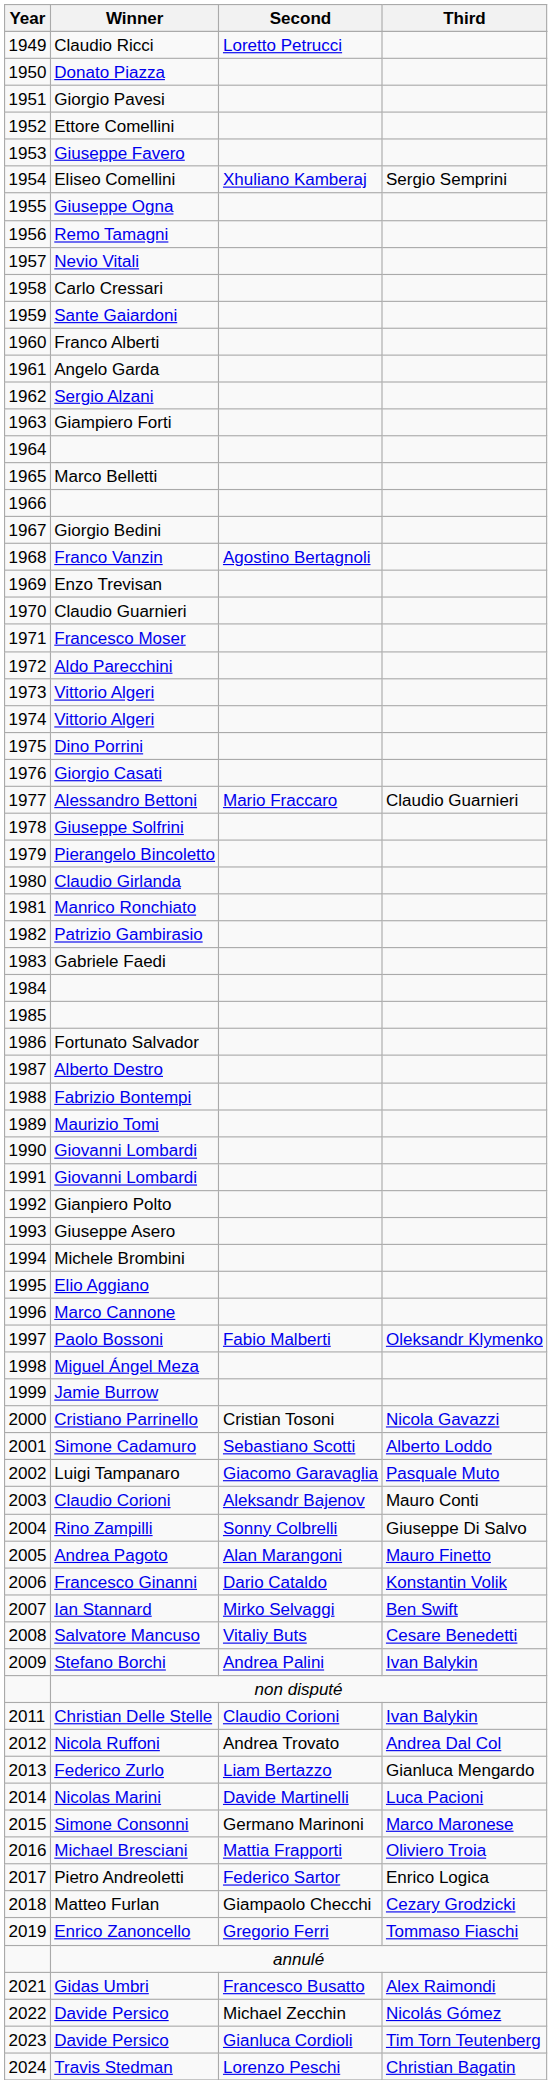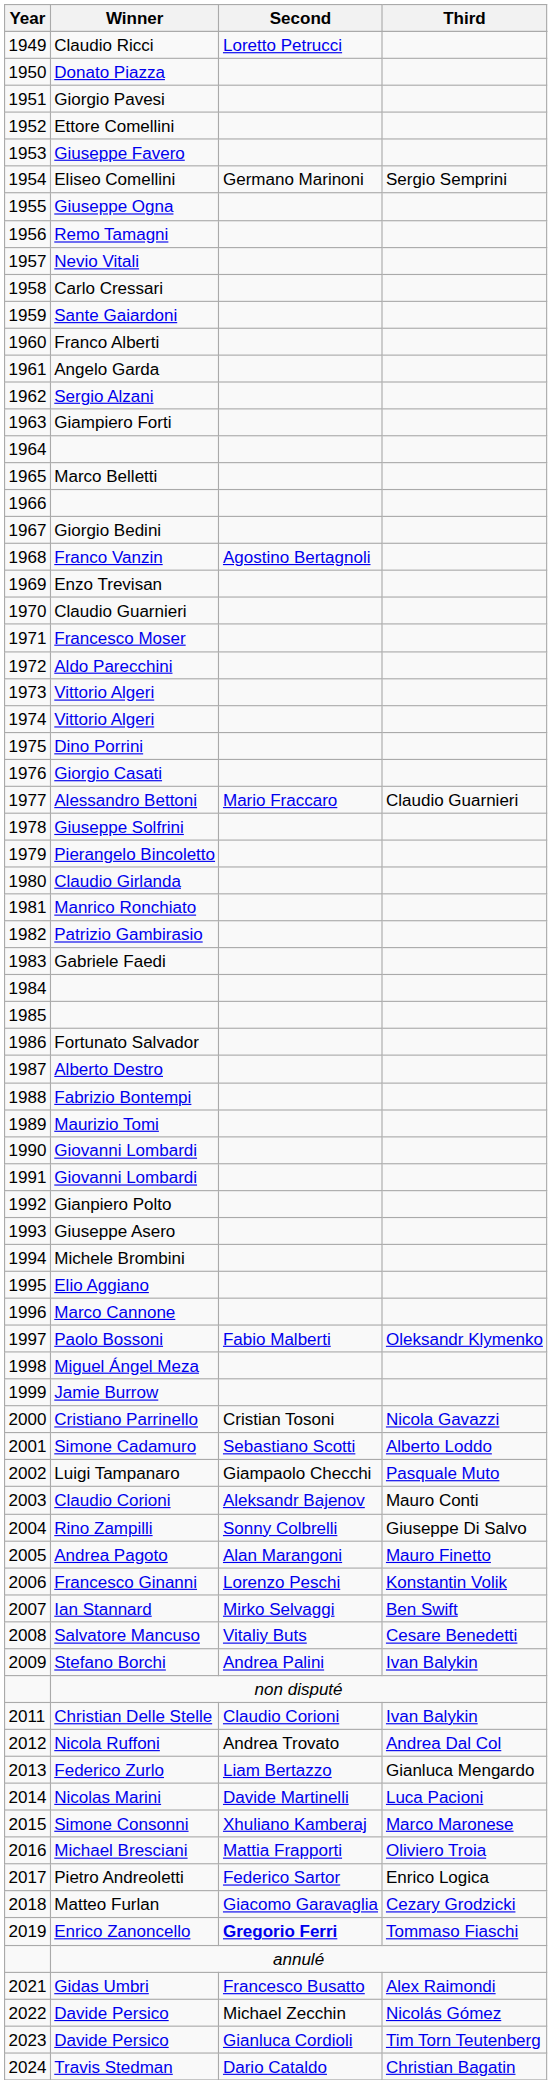(295, 180) Xhuliano Kamberaj -> (293, 180) Germano Marinoni
(300, 1474) Giacomo Garavaglia -> (297, 1474) Giampaolo Checchi
(275, 1581) Dario Cataldo -> (282, 1581) Lorenzo Peschi
(293, 1824) Germano Marinoni -> (295, 1824) Xhuliano Kamberaj
(297, 1905) Giampaolo Checchi -> (300, 1905) Giacomo Garavaglia
(276, 1932) normal -> (280, 1932) bold
(282, 2066) Lorenzo Peschi -> (275, 2066) Dario Cataldo
